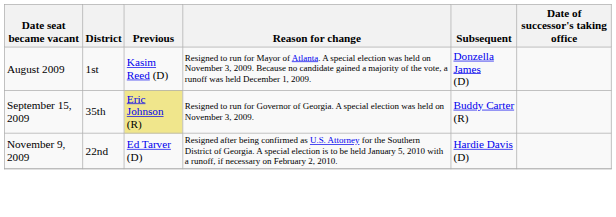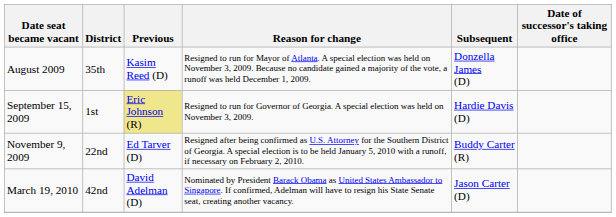(92, 68) 1st -> (95, 68) 35th
(96, 111) 35th -> (92, 111) 1st
(484, 111) Buddy Carter (R) -> (484, 111) Hardie Davis (D)
(483, 151) Hardie Davis (D) -> (484, 151) Buddy Carter (R)
+ row: (43, 190)
